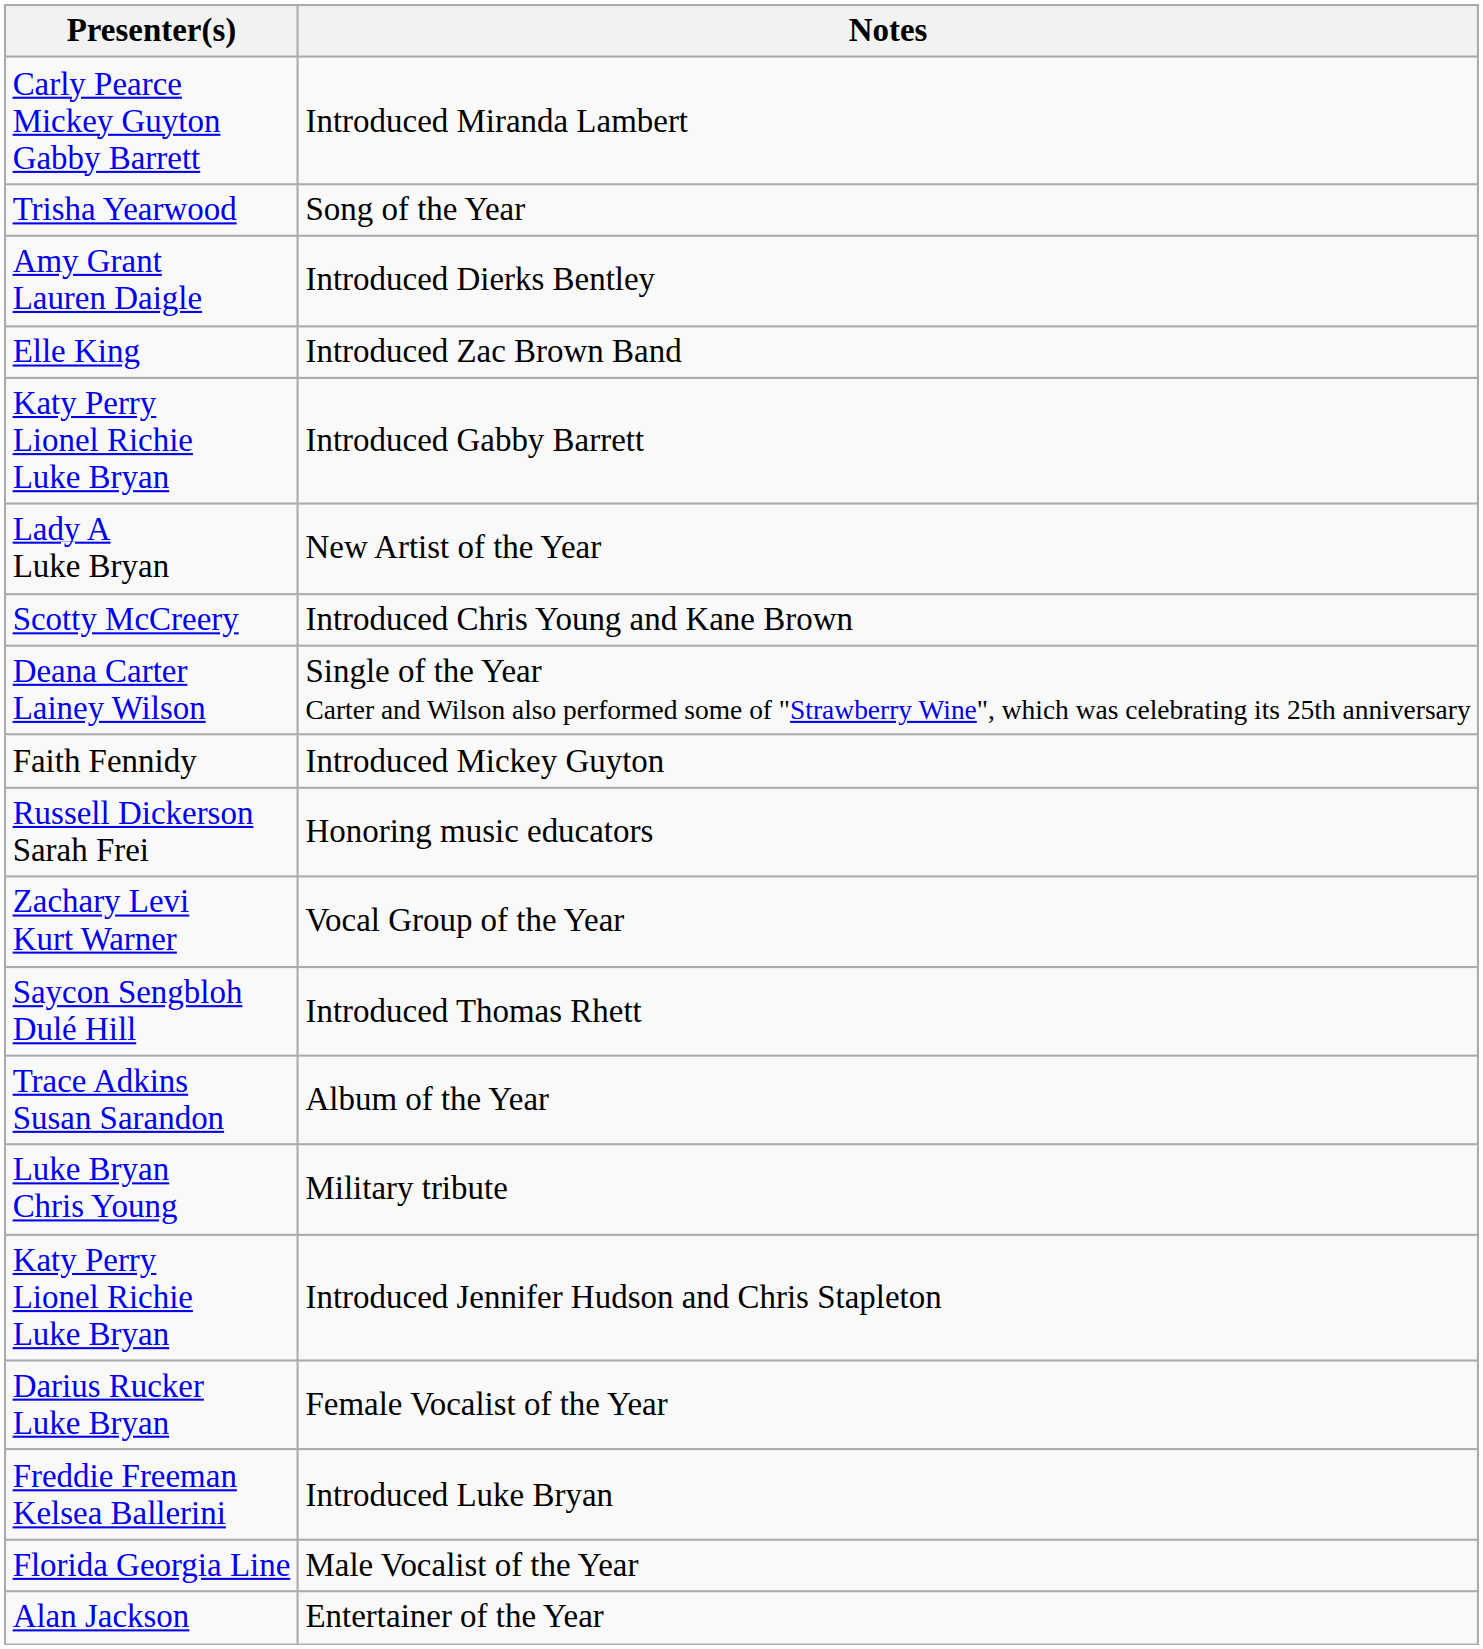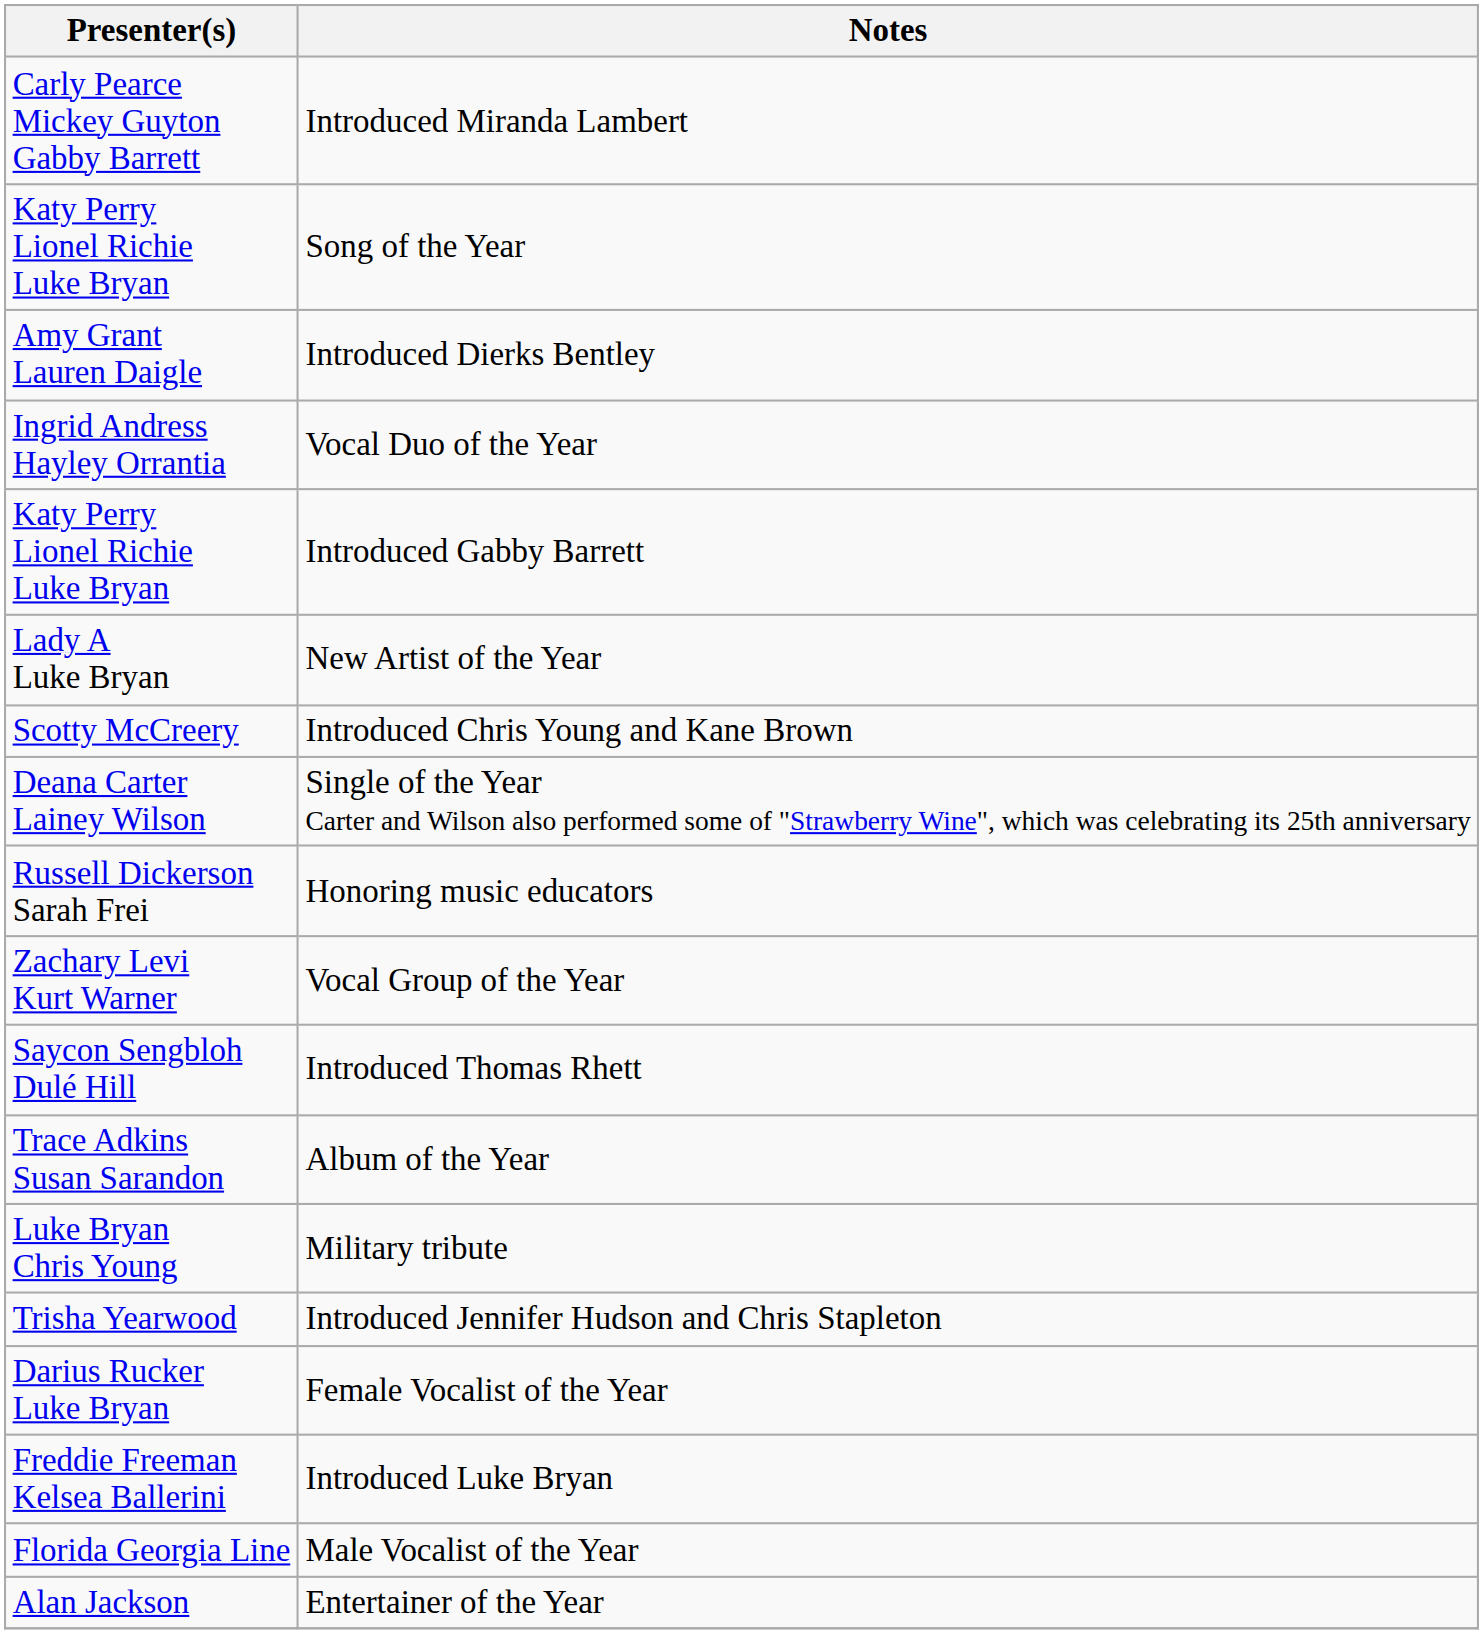(125, 209) Trisha Yearwood -> (103, 246) Katy Perry Lionel Richie Luke Bryan
+ row: (451, 443)
- row: (494, 350)
- row: (485, 760)
(103, 1296) Katy Perry Lionel Richie Luke Bryan -> (125, 1318) Trisha Yearwood
